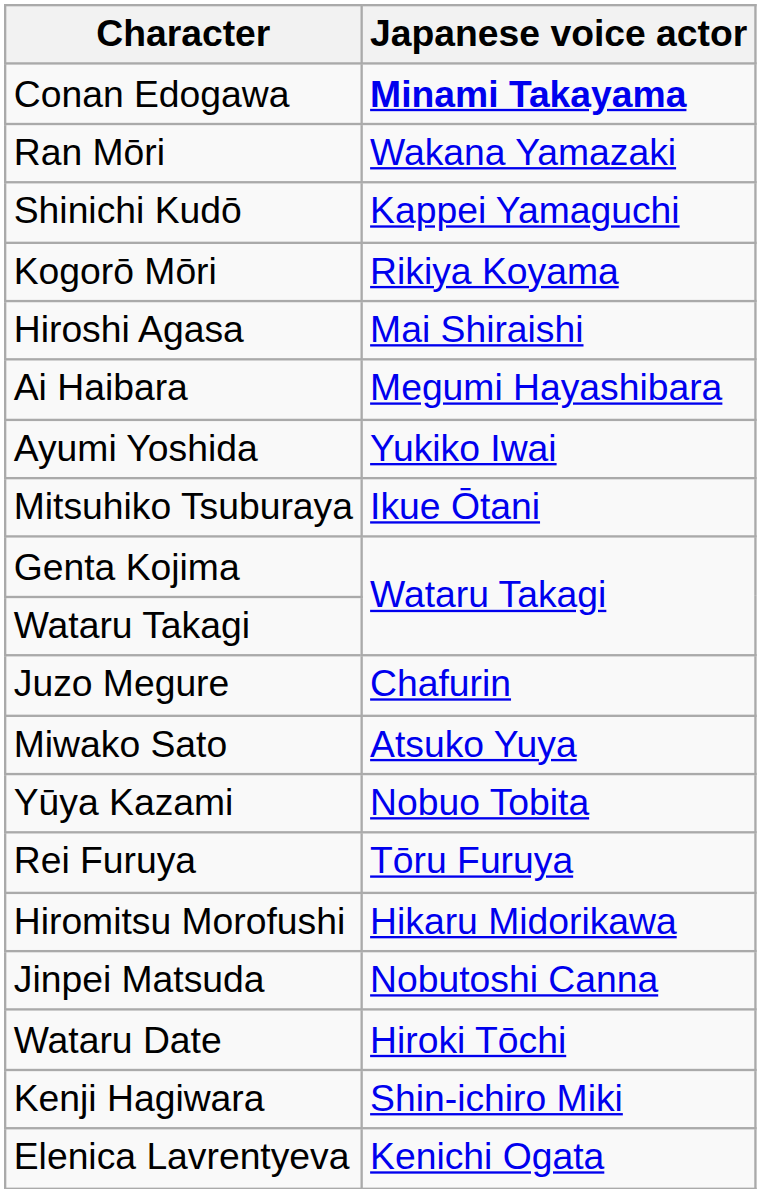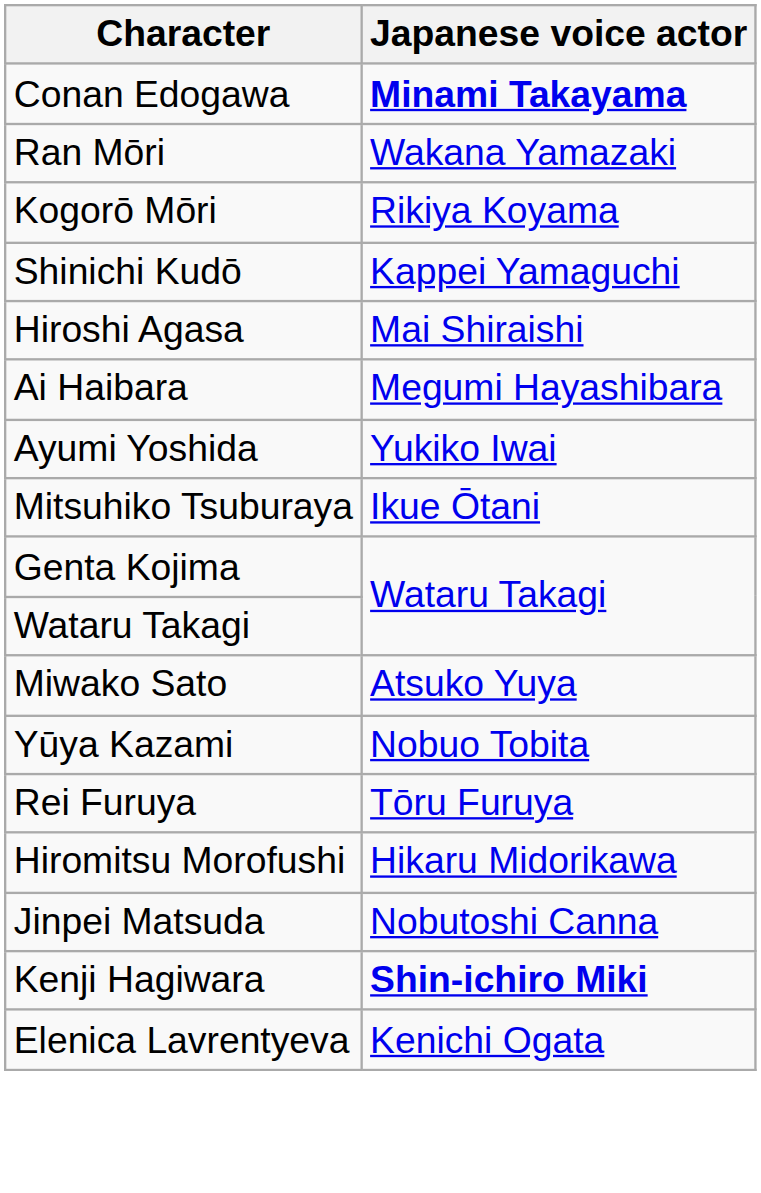rows swapped: (115, 270) <-> (128, 211)
- row: (122, 684)
- row: (118, 1039)
(496, 1098) normal -> (509, 980) bold
